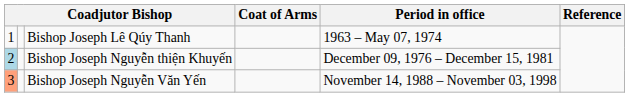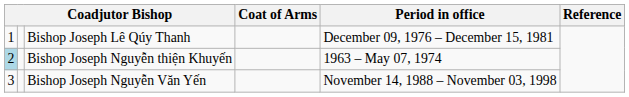(382, 37) 1963 – May 07, 1974 -> (438, 37) December 09, 1976 – December 15, 1981
(438, 59) December 09, 1976 – December 15, 1981 -> (382, 59) 1963 – May 07, 1974
(11, 80) lightsalmon background -> (11, 80) no background
